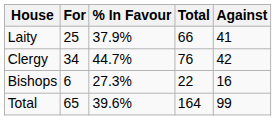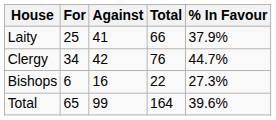columns swapped: (242, 15) <-> (132, 15)
